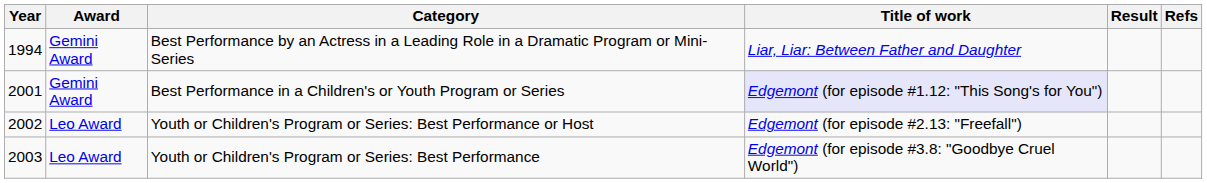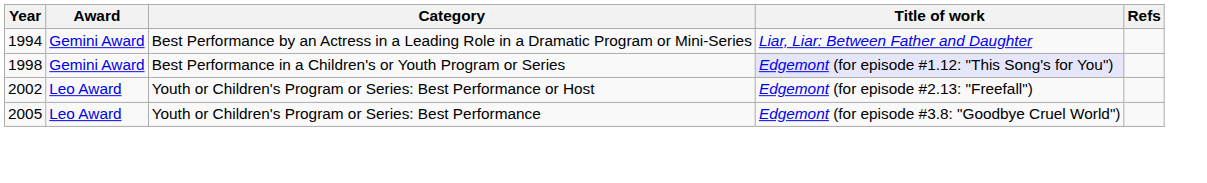- column: (1134, 16)
(25, 91) 2001 -> (25, 65) 1998
(25, 157) 2003 -> (25, 114) 2005
